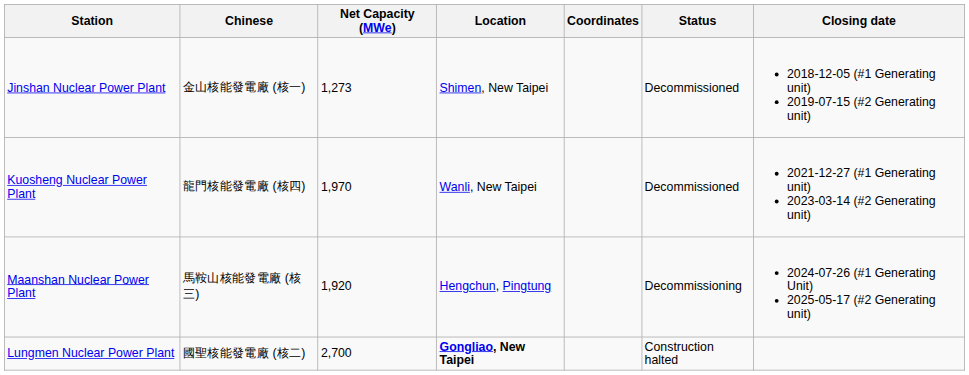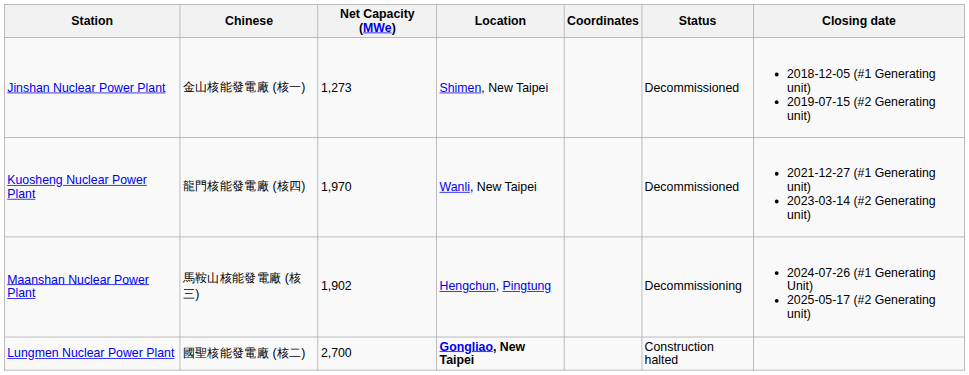(336, 286) 1,920 -> (336, 286) 1,902
